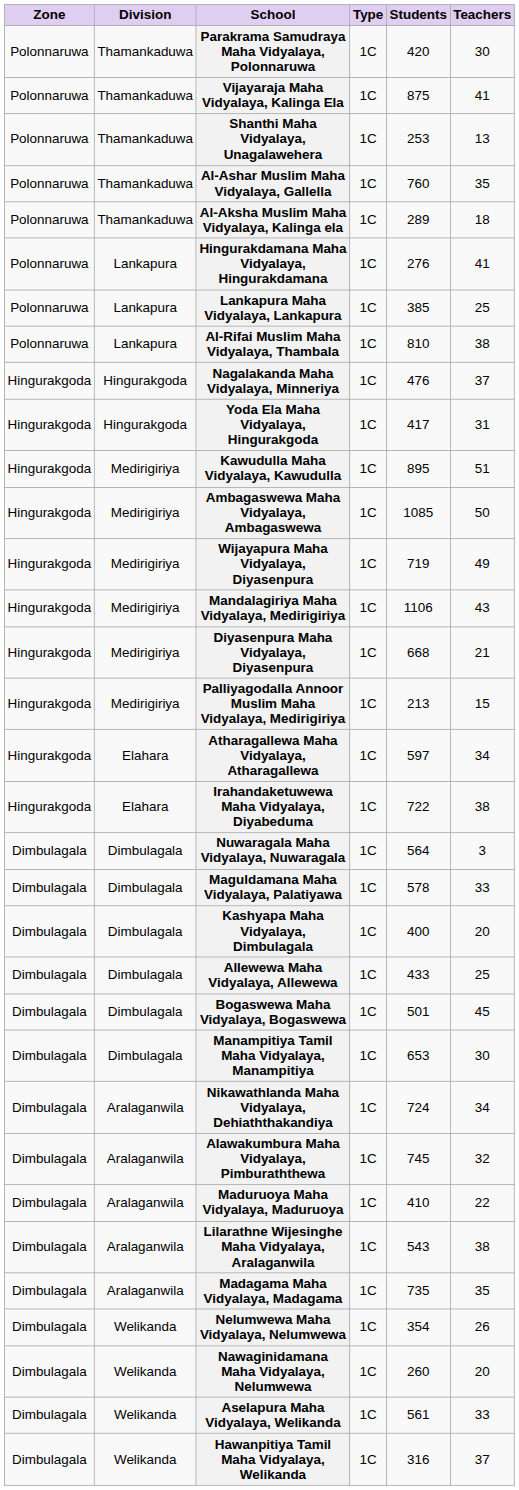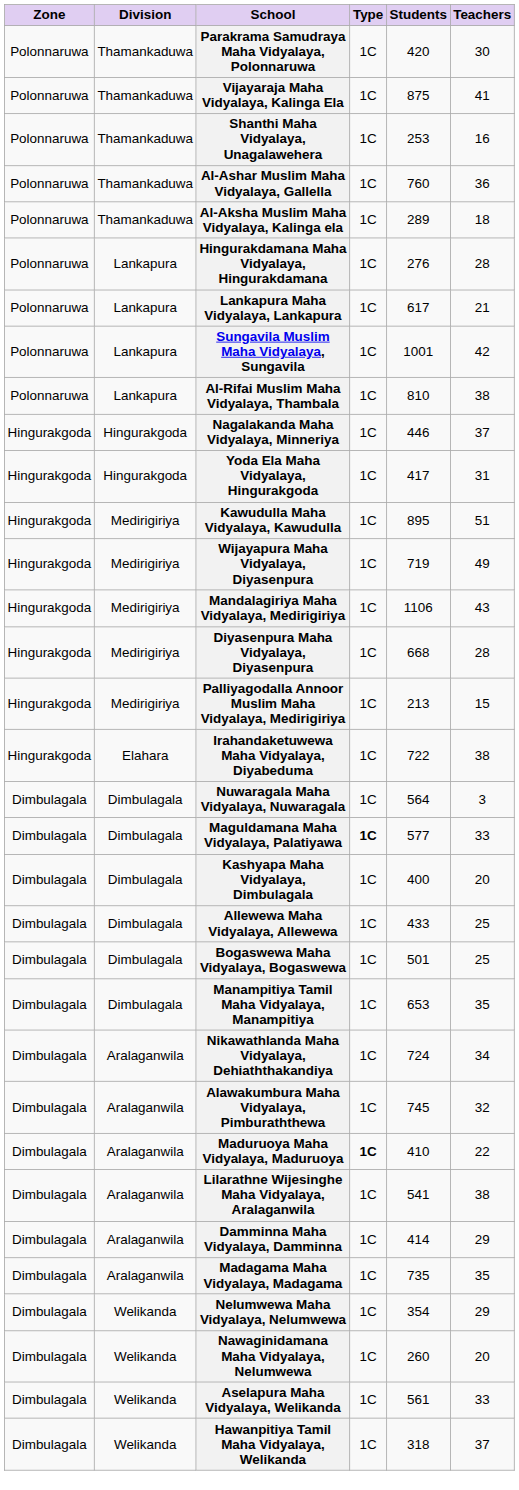(482, 139) 13 -> (482, 139) 16
(482, 183) 35 -> (482, 183) 36
(482, 264) 41 -> (482, 264) 28
(418, 308) 385 -> (418, 308) 617
(482, 308) 25 -> (482, 308) 21
+ row: (273, 351)
(418, 380) 476 -> (418, 432) 446
- row: (273, 512)
(482, 652) 21 -> (482, 652) 28
- row: (273, 755)
(368, 887) normal -> (368, 835) bold
(418, 887) 578 -> (418, 835) 577
(482, 1011) 45 -> (482, 960) 25
(482, 1055) 30 -> (482, 1004) 35
(368, 1203) normal -> (368, 1151) bold
(418, 1247) 543 -> (418, 1195) 541
+ row: (273, 1239)
(482, 1327) 26 -> (482, 1312) 29
(418, 1459) 316 -> (418, 1444) 318
